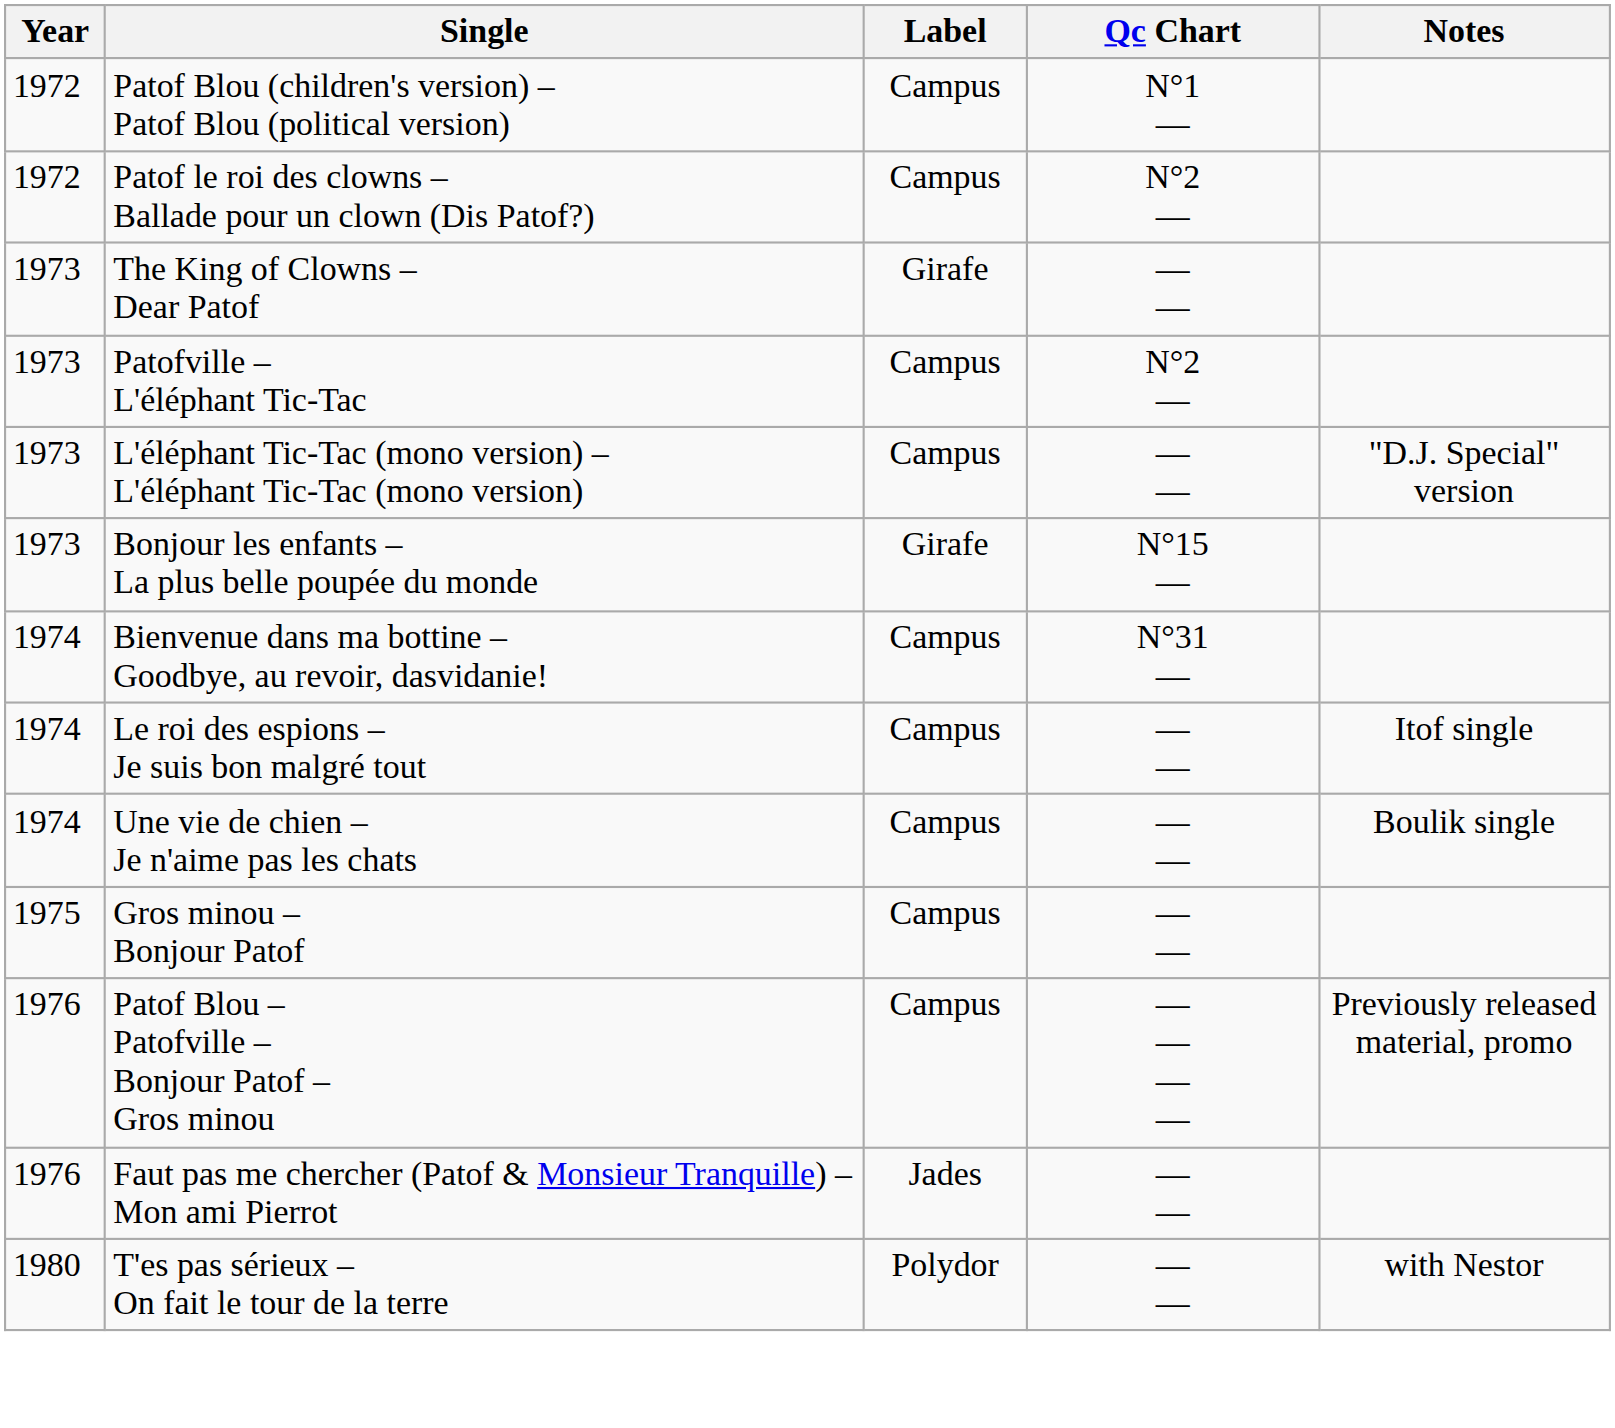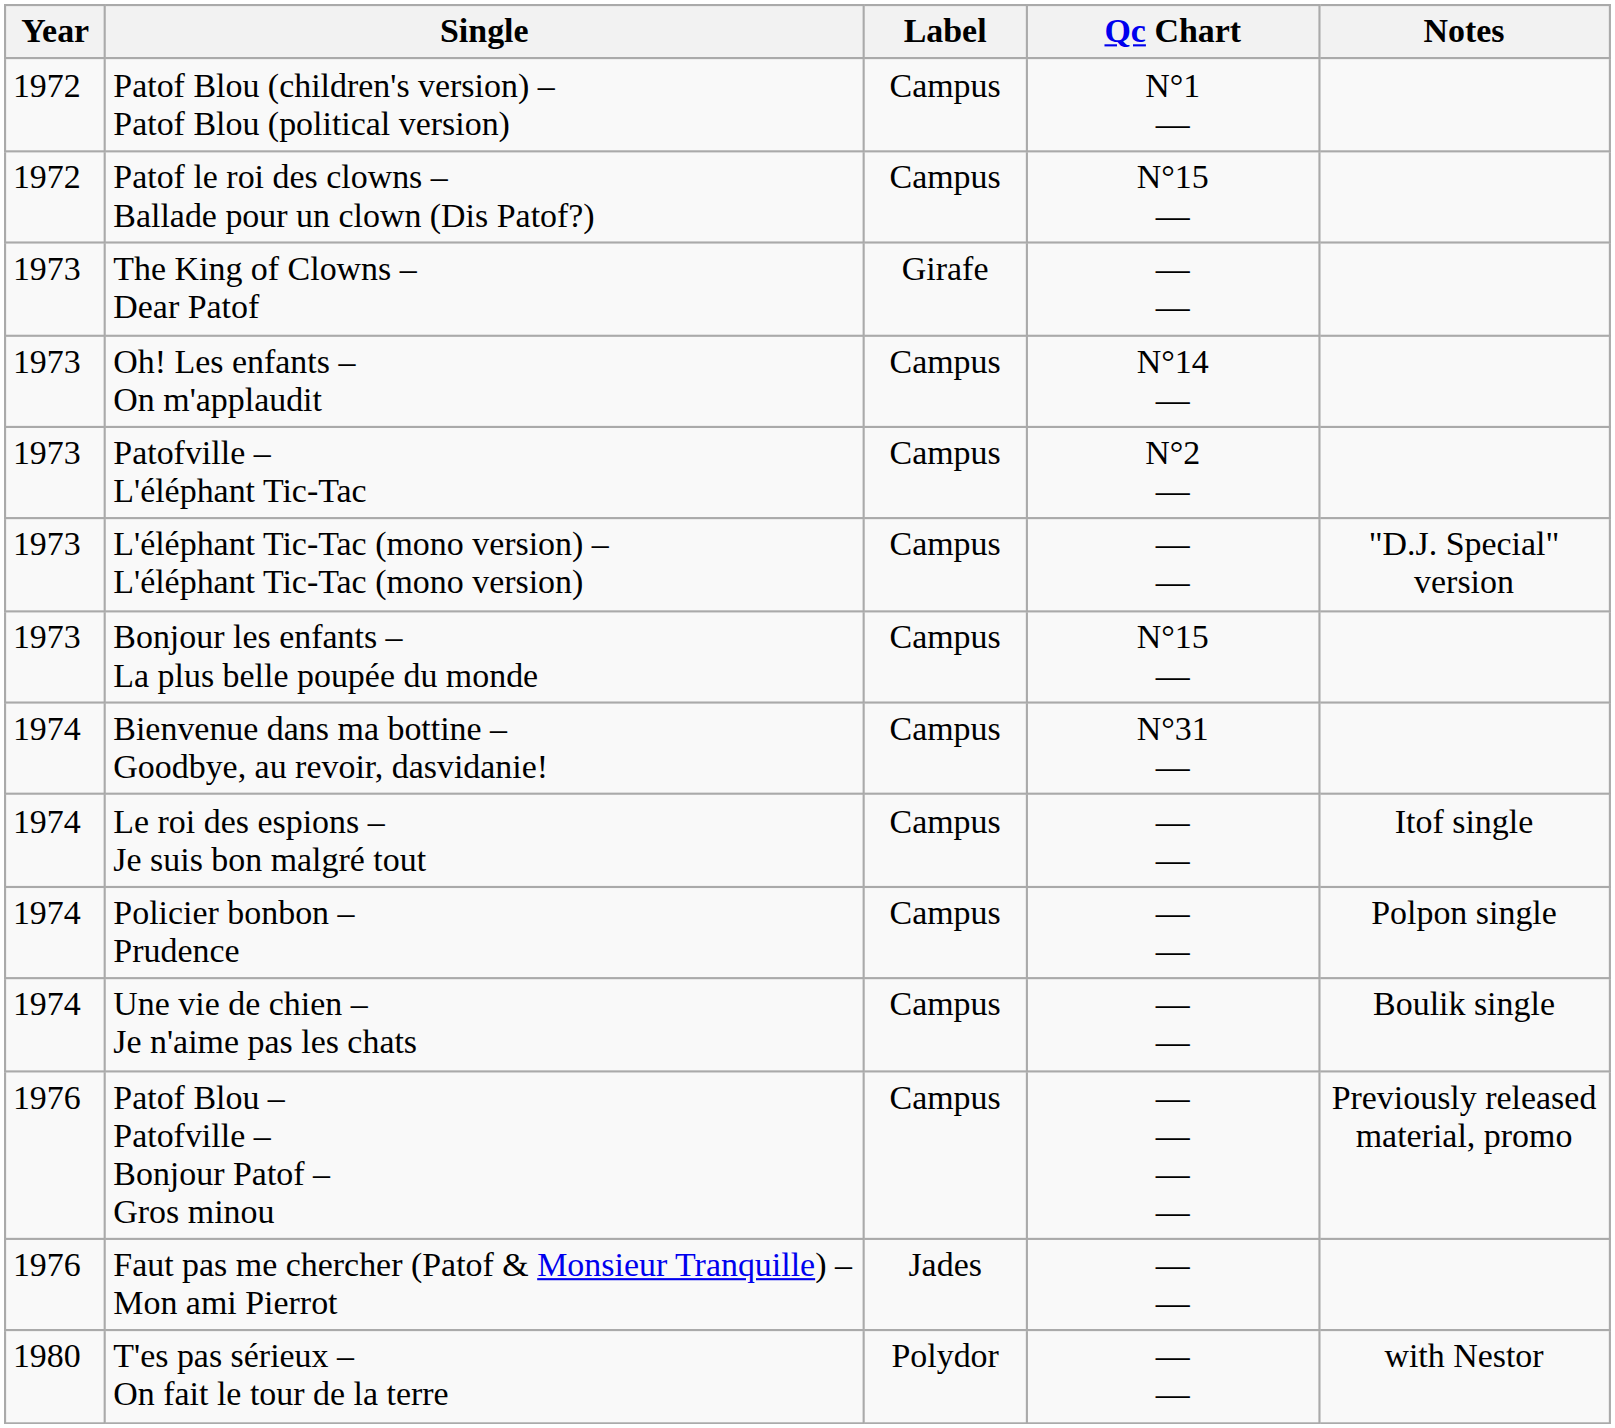(1173, 196) N°2 — -> (1173, 196) N°15 —
+ row: (234, 380)
(945, 544) Girafe -> (945, 636) Campus
+ row: (234, 931)
- row: (209, 931)
